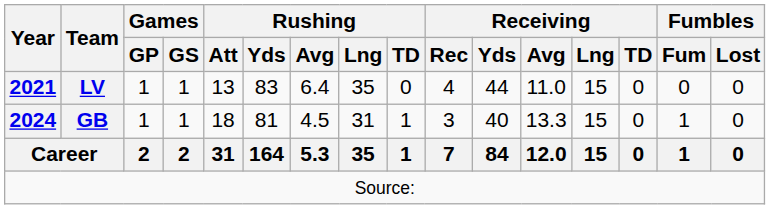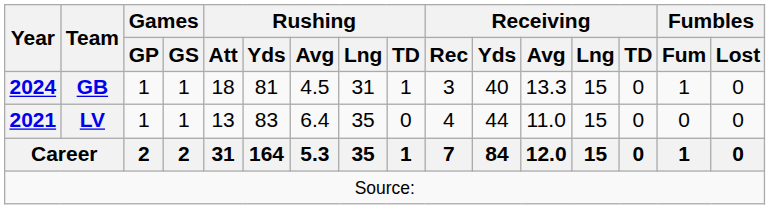rows swapped: (92, 87) <-> (92, 120)
